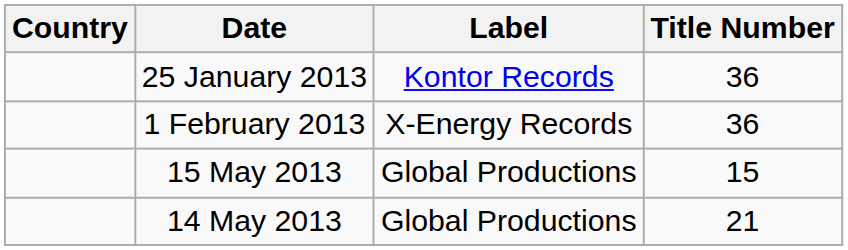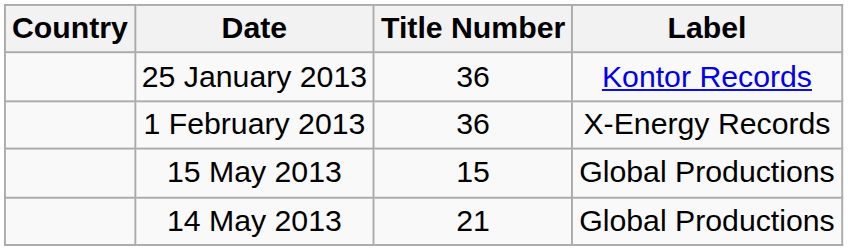columns swapped: (743, 28) <-> (509, 28)
